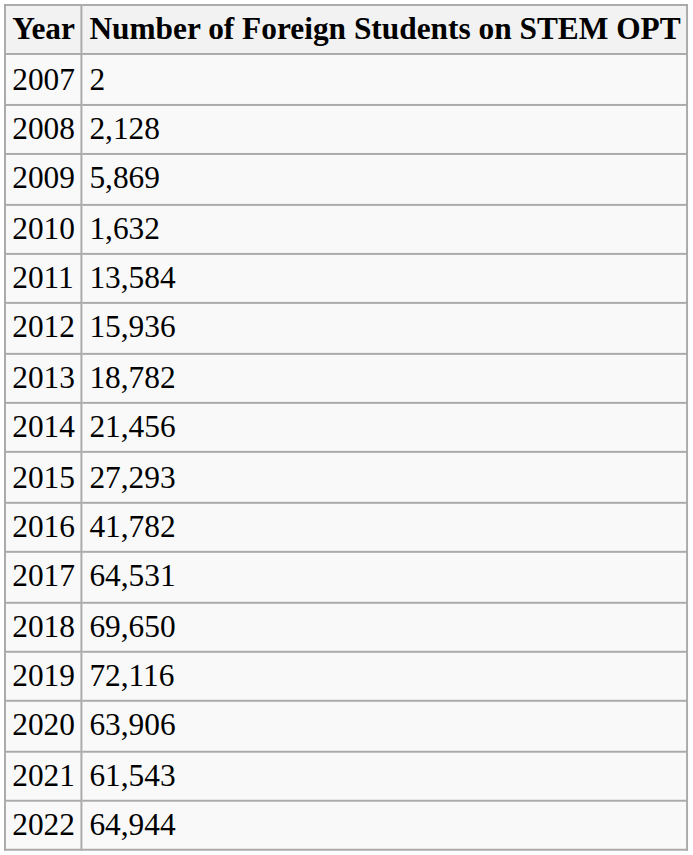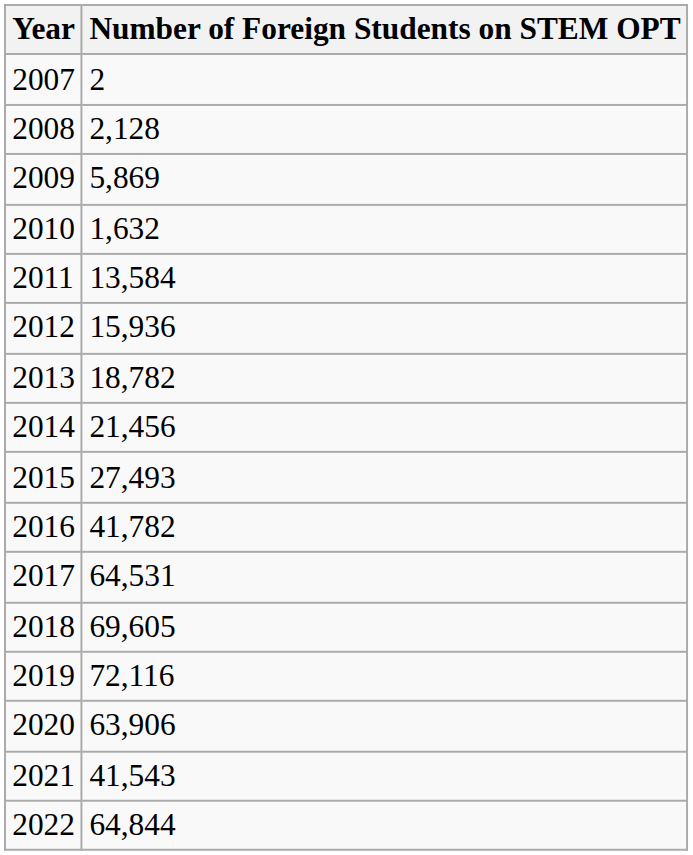(133, 476) 27,293 -> (133, 476) 27,493
(133, 626) 69,650 -> (133, 626) 69,605
(133, 775) 61,543 -> (133, 775) 41,543
(133, 825) 64,944 -> (133, 825) 64,844
